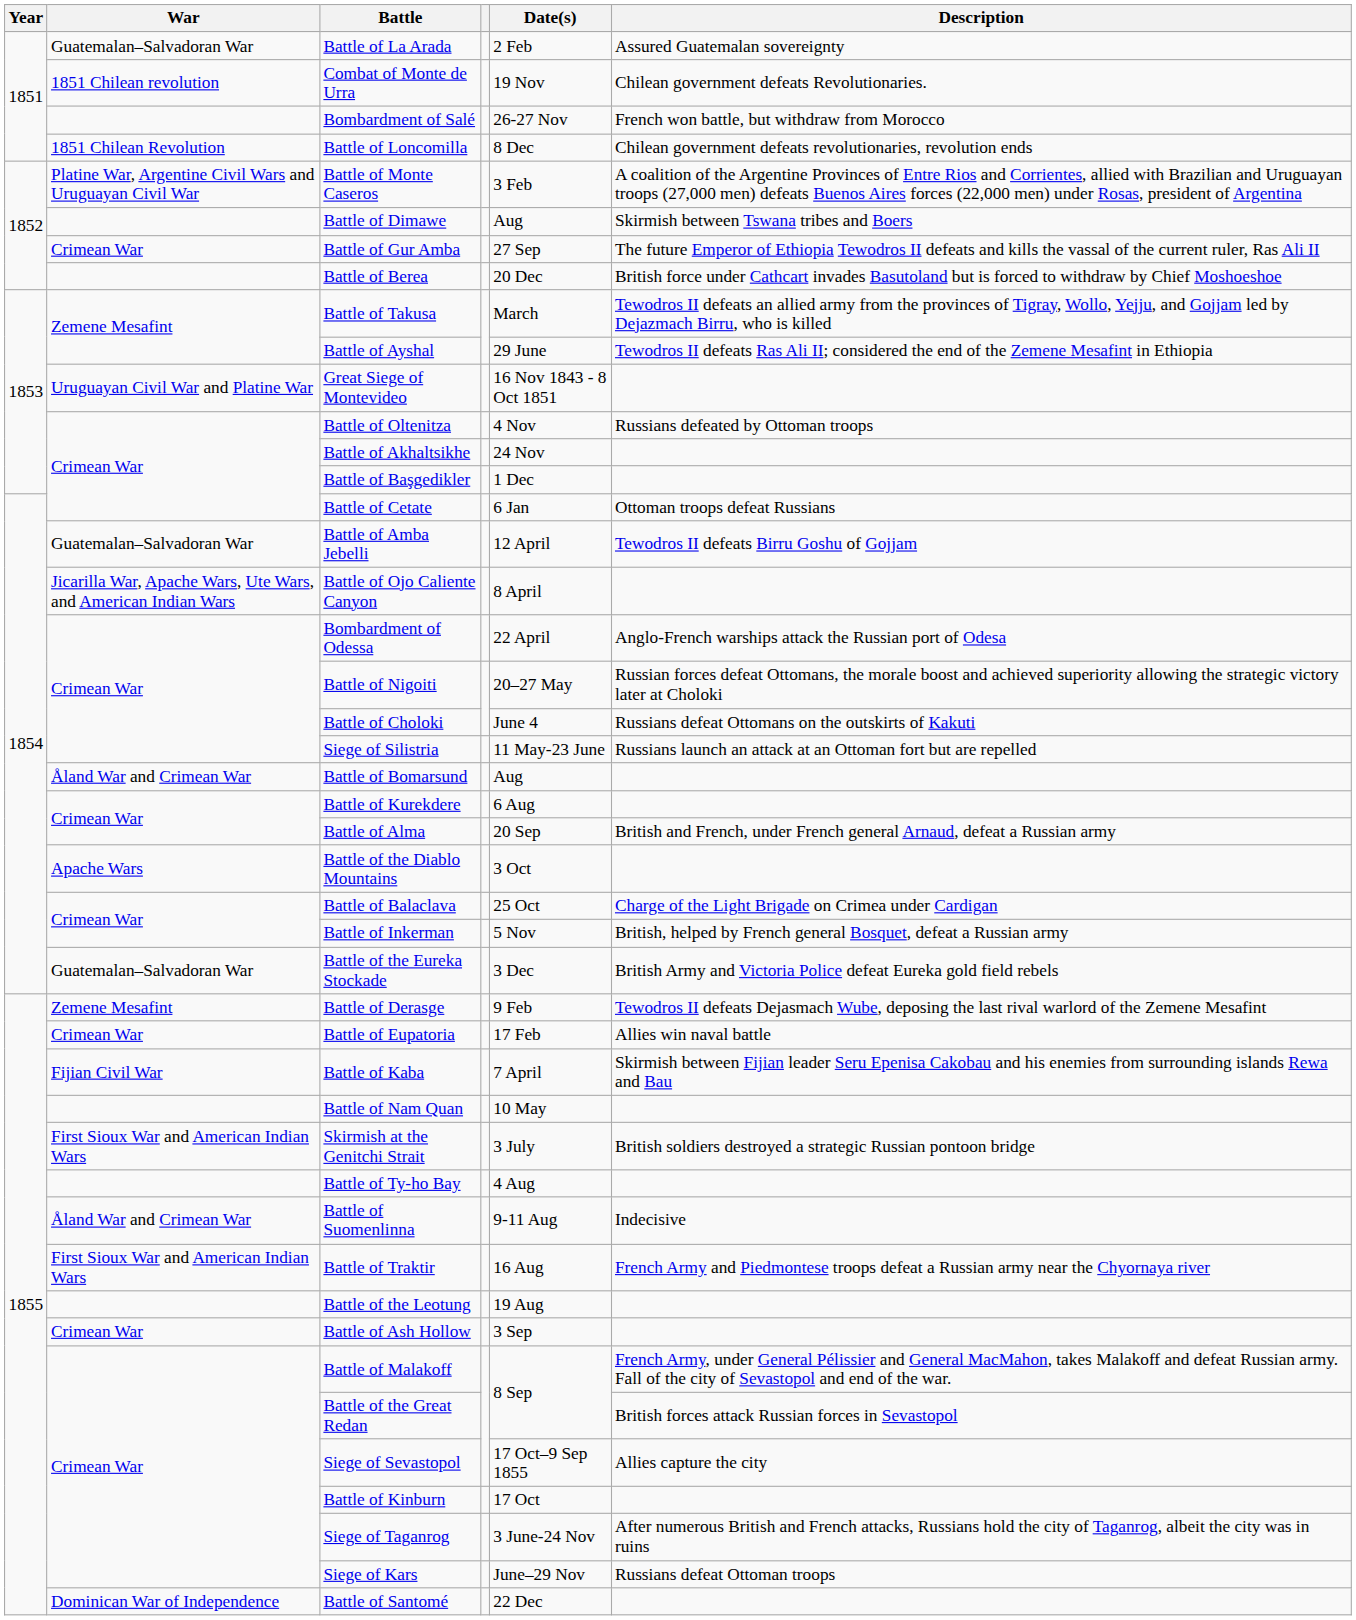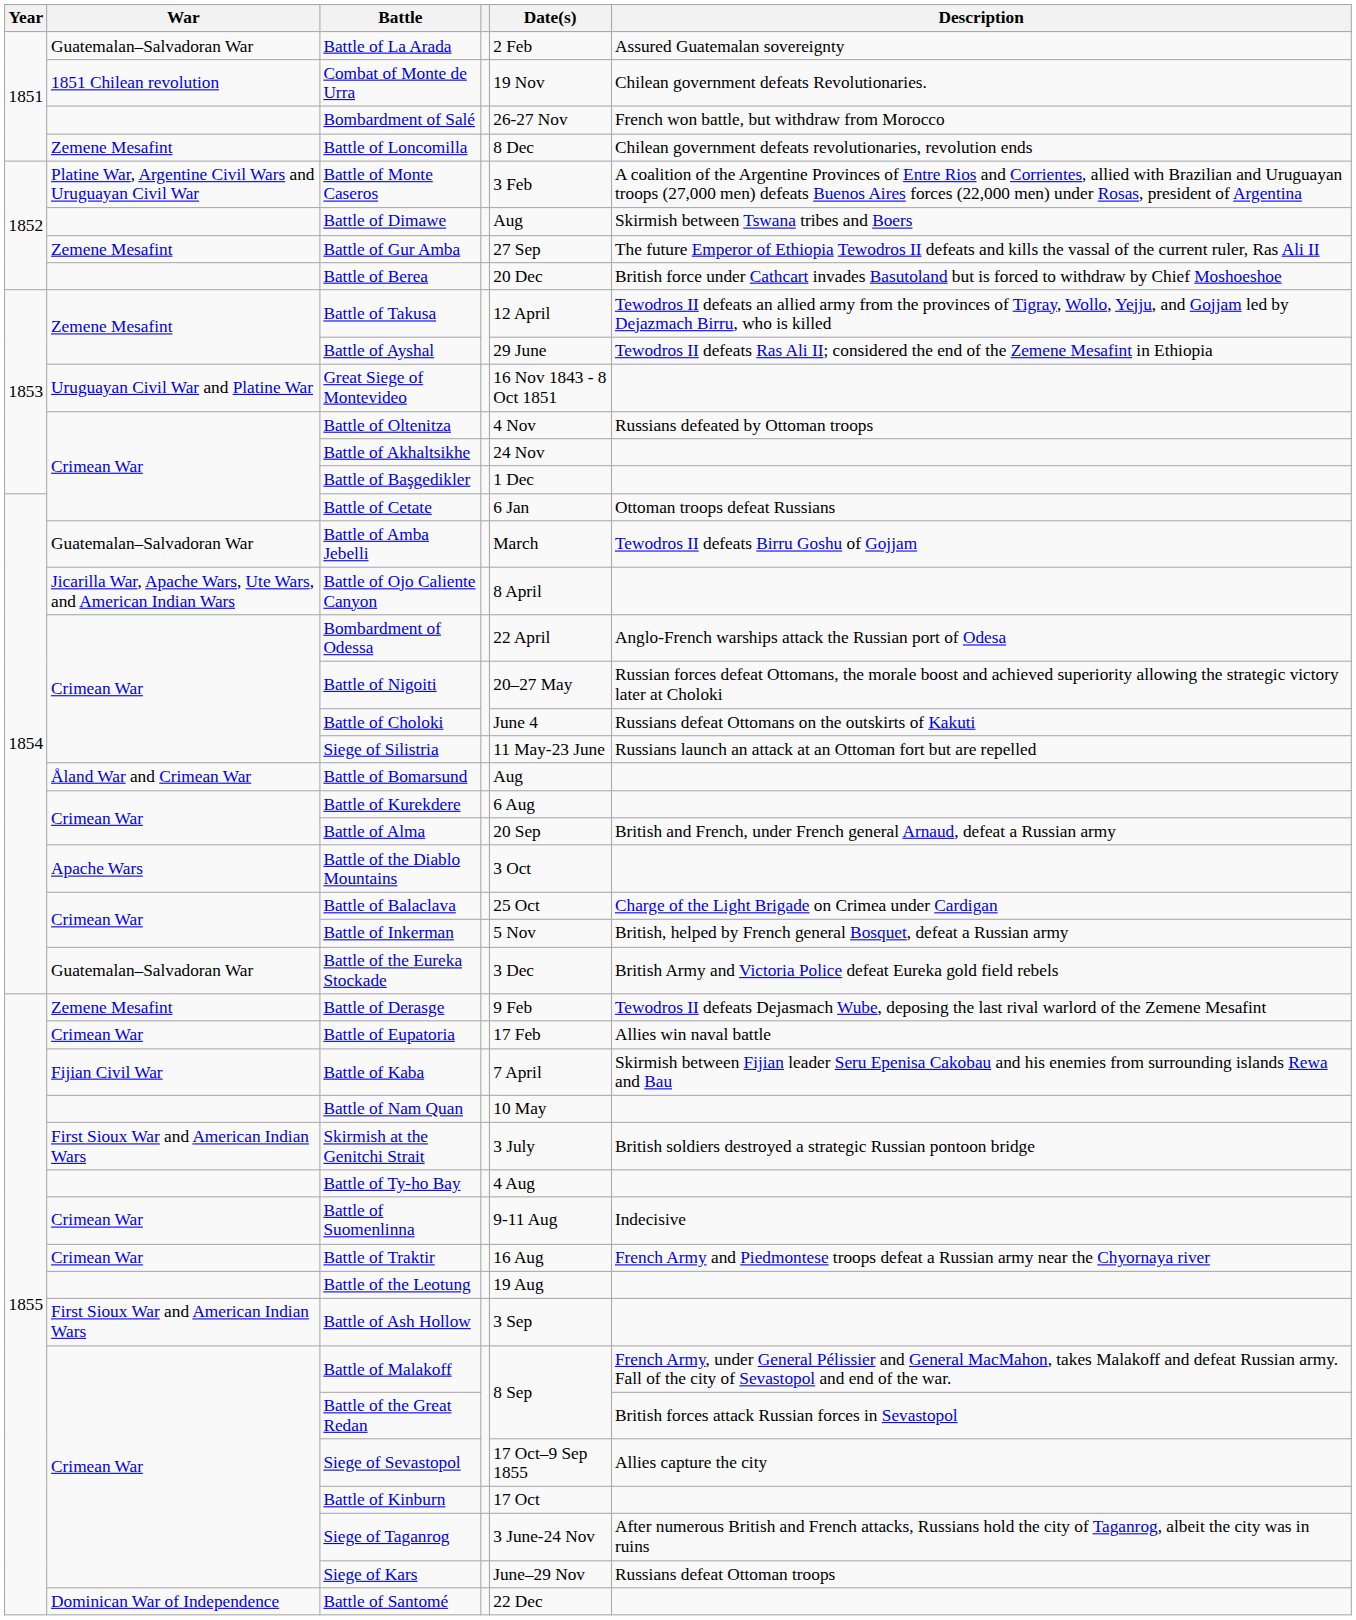(138, 147) 1851 Chilean Revolution -> (112, 147) Zemene Mesafint
(97, 248) Crimean War -> (112, 248) Zemene Mesafint
(516, 313) March -> (522, 313) 12 April
(522, 544) 12 April -> (516, 544) March
(151, 1220) Åland War and Crimean War -> (97, 1220) Crimean War
(180, 1267) First Sioux War and American Indian Wars -> (97, 1257) Crimean War
(97, 1331) Crimean War -> (180, 1322) First Sioux War and American Indian Wars
